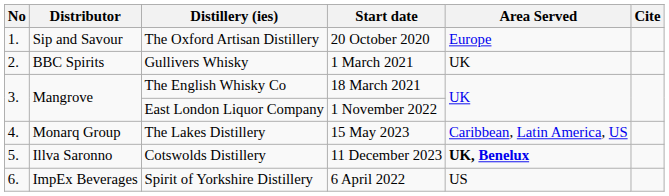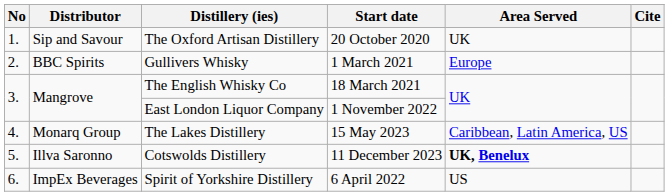(470, 39) Europe -> (460, 39) UK
(460, 62) UK -> (470, 62) Europe
